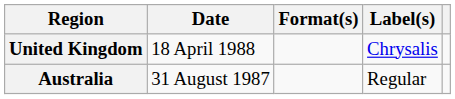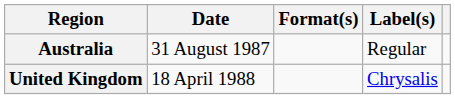rows swapped: (76, 78) <-> (76, 49)
